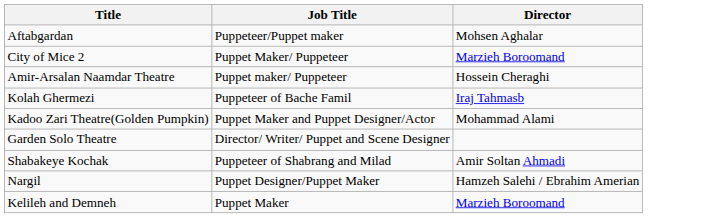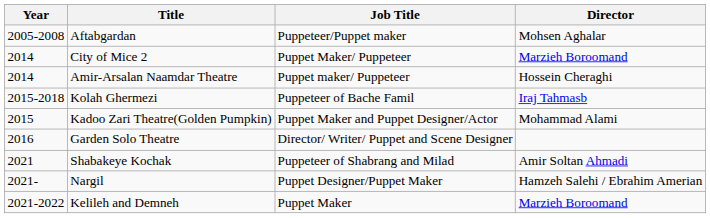+ column: (36, 14)
